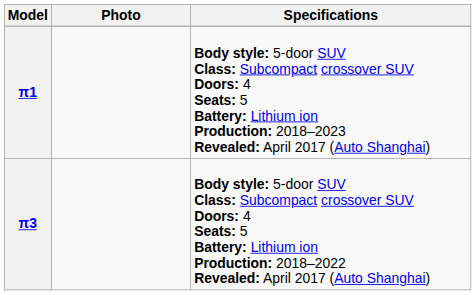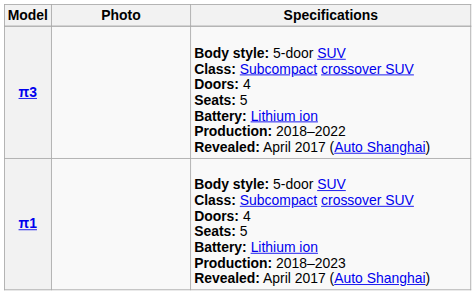rows swapped: (28, 92) <-> (28, 224)
